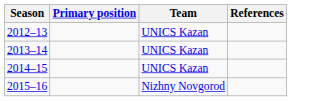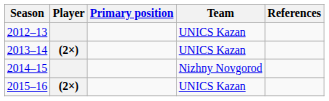+ column: (69, 13)
(175, 68) UNICS Kazan -> (221, 68) Nizhny Novgorod
(183, 86) Nizhny Novgorod -> (212, 86) UNICS Kazan
